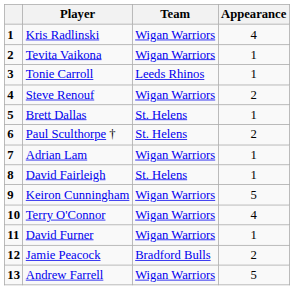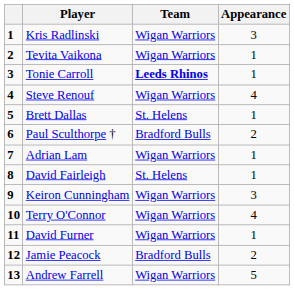(254, 34) 4 -> (254, 34) 3
(170, 74) normal -> (172, 74) bold
(254, 94) 2 -> (254, 94) 4
(161, 134) St. Helens -> (173, 134) Bradford Bulls
(254, 194) 5 -> (254, 194) 3
